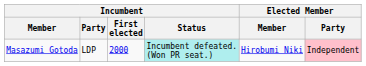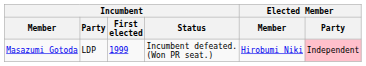(119, 50) 2000 -> (119, 50) 1999
(192, 50) paleturquoise background -> (192, 50) no background
